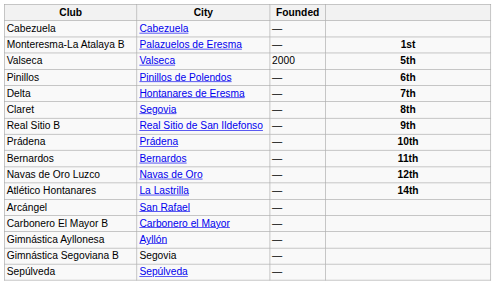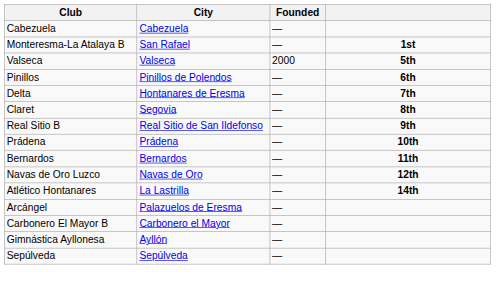(191, 45) Palazuelos de Eresma -> (165, 45) San Rafael
(165, 207) San Rafael -> (191, 207) Palazuelos de Eresma
- row: (63, 256)
